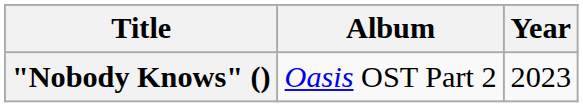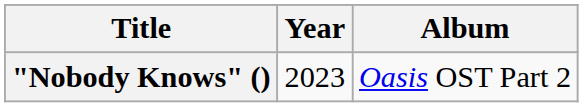columns swapped: (541, 28) <-> (391, 28)
